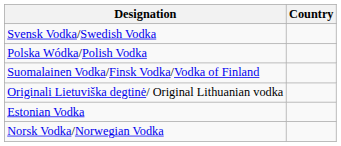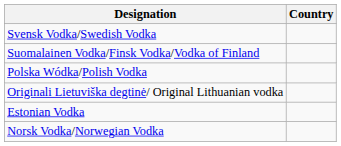rows swapped: (133, 72) <-> (77, 53)
